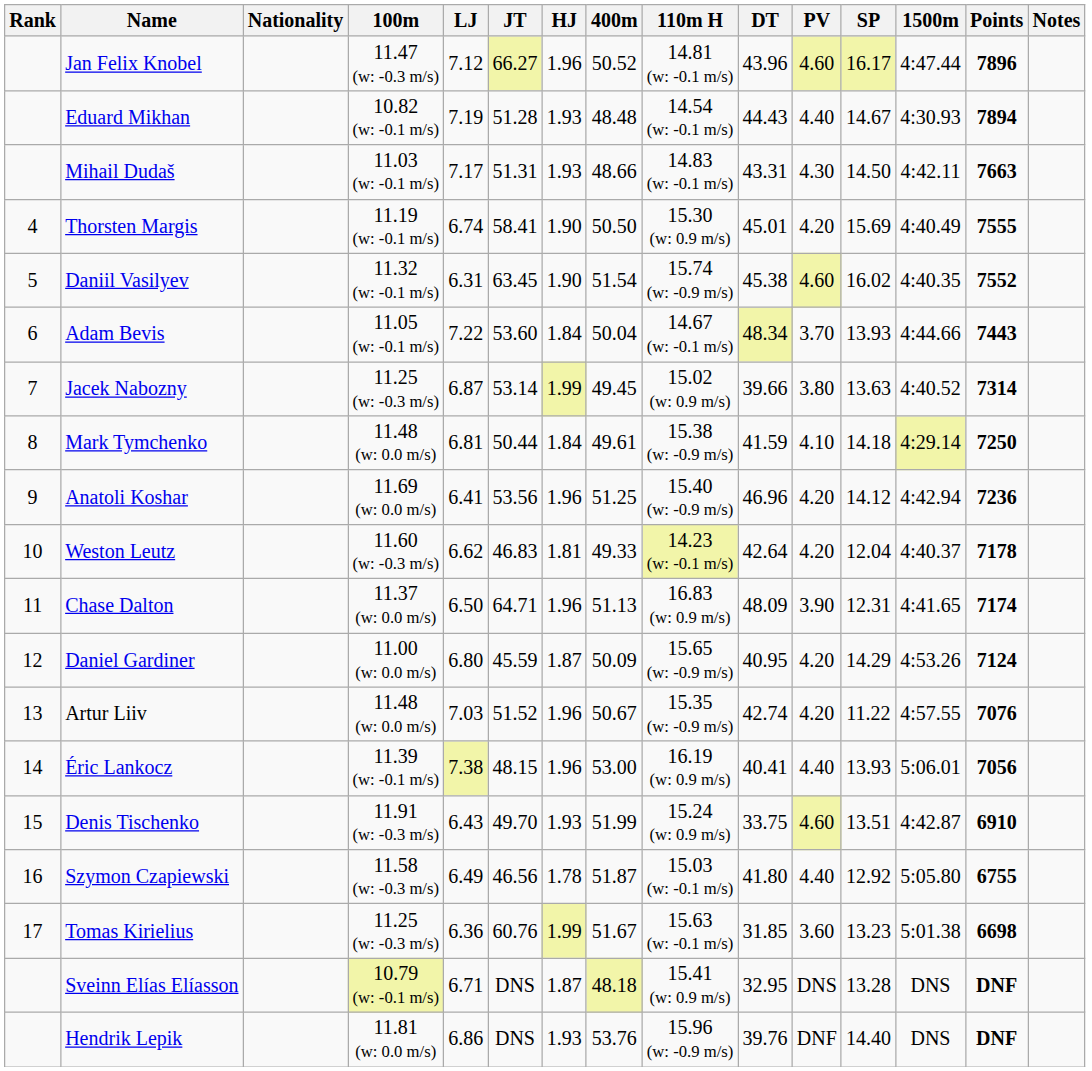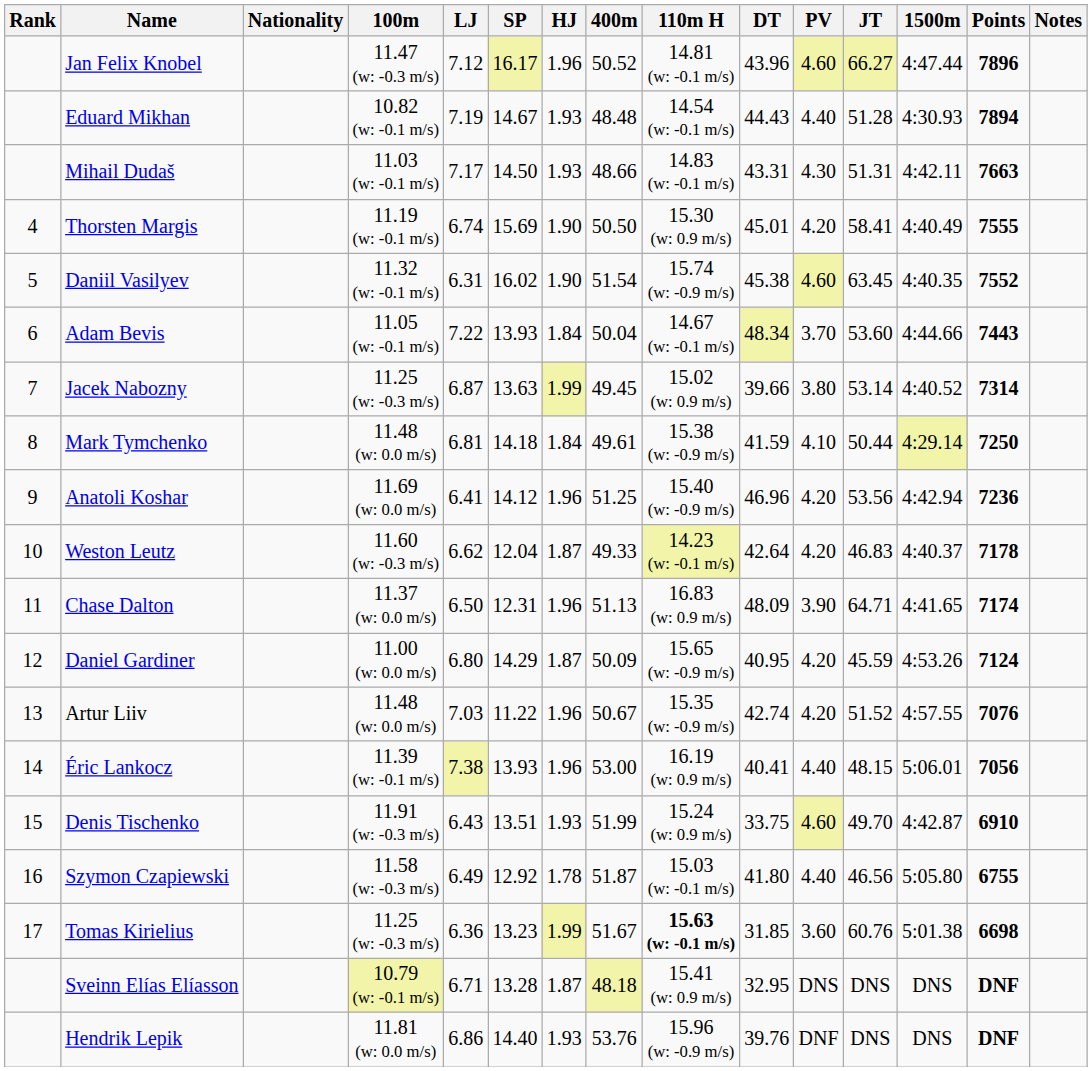columns swapped: (868, 20) <-> (515, 20)
(564, 551) 1.81 -> (564, 551) 1.87
(690, 930) normal -> (691, 930) bold
